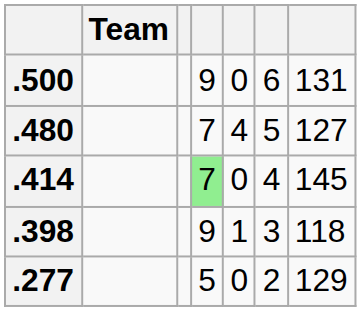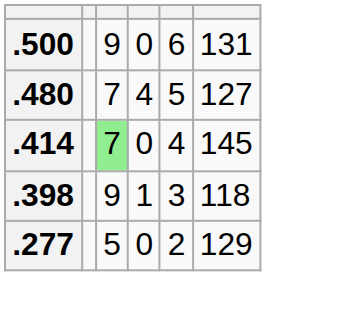- column: (129, 29)
